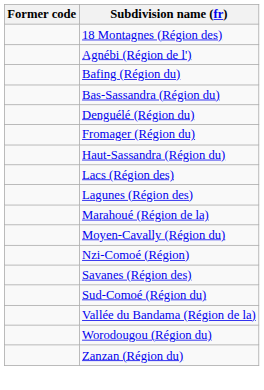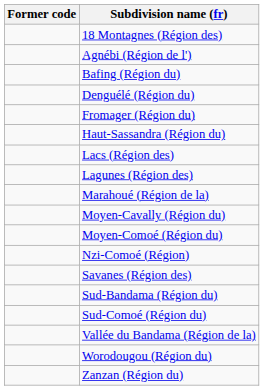- row: (151, 94)
+ row: (152, 235)
+ row: (150, 295)
